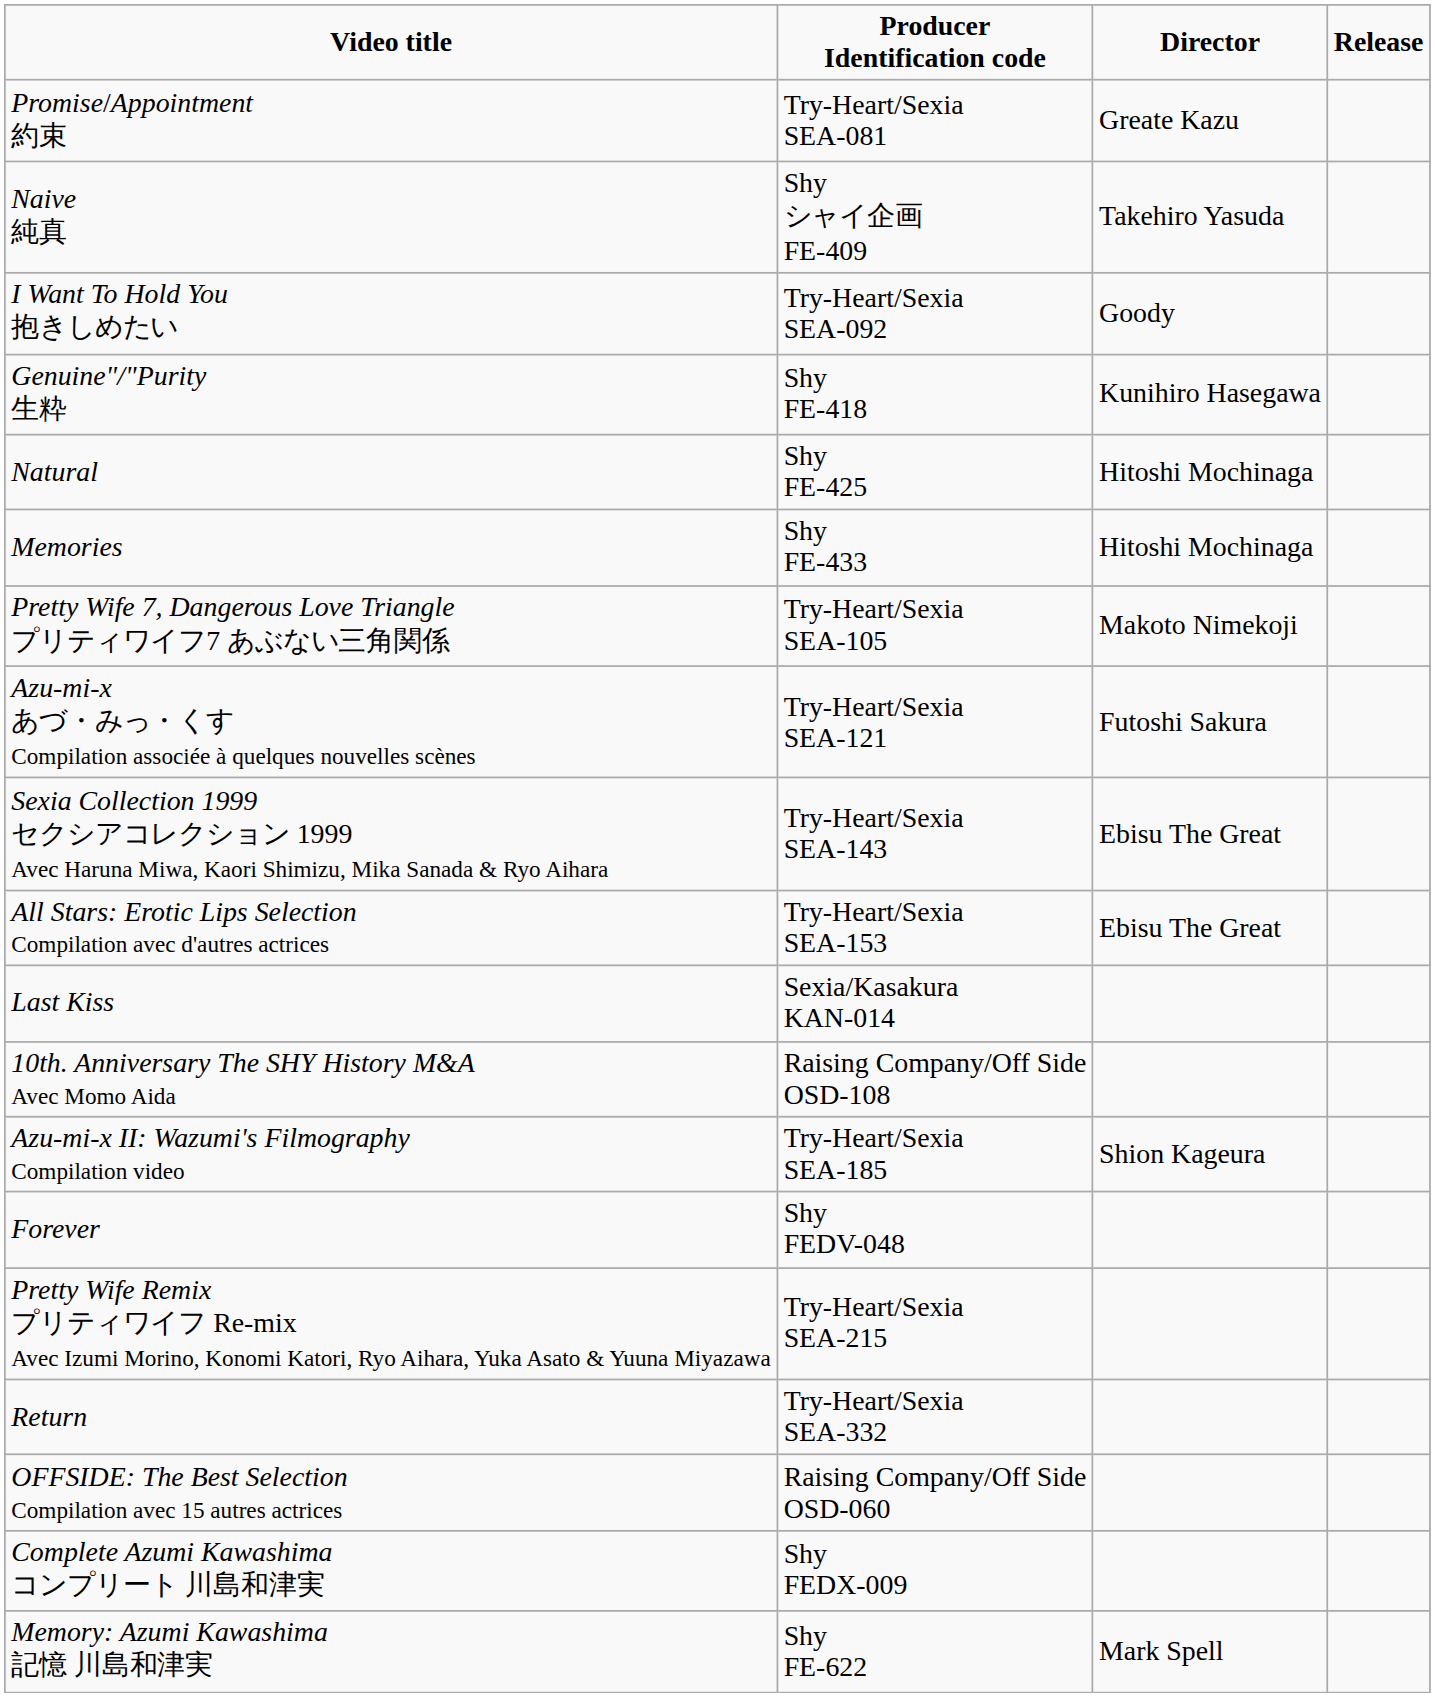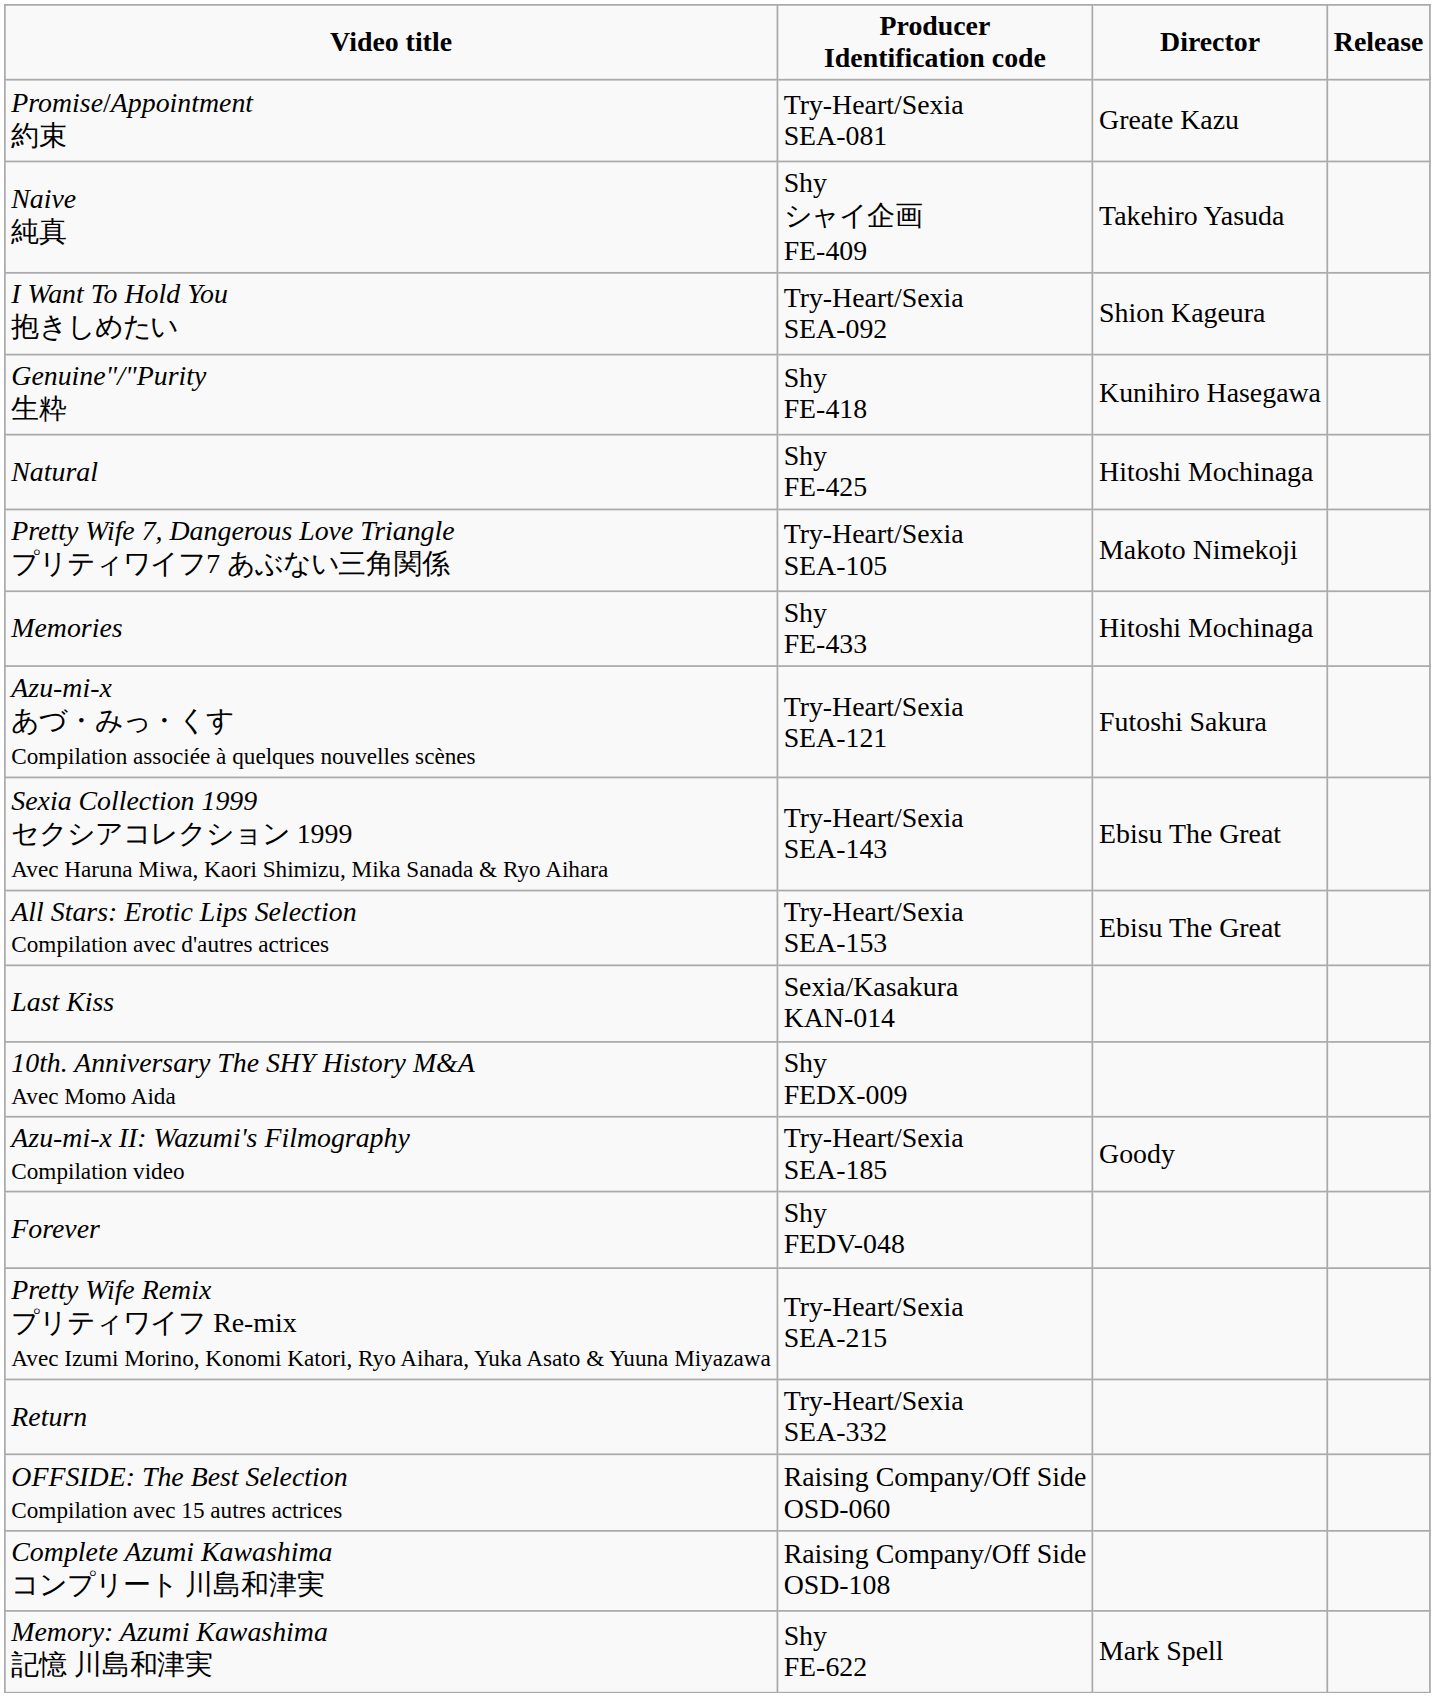(1137, 313) Goody -> (1182, 313) Shion Kageura
rows swapped: (233, 623) <-> (67, 547)
(935, 1078) Raising Company/Off Side OSD-108 -> (845, 1078) Shy FEDX-009
(1182, 1153) Shion Kageura -> (1137, 1153) Goody
(845, 1570) Shy FEDX-009 -> (935, 1570) Raising Company/Off Side OSD-108
